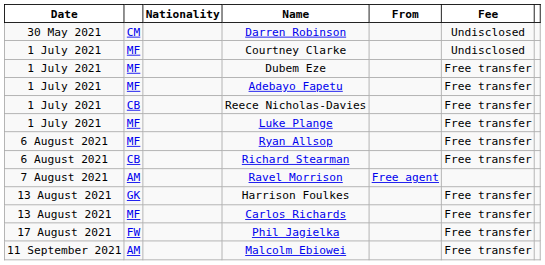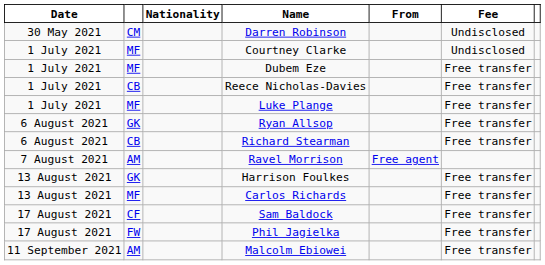- row: (296, 86)
(134, 141) MF -> (134, 123) GK
+ row: (296, 214)
